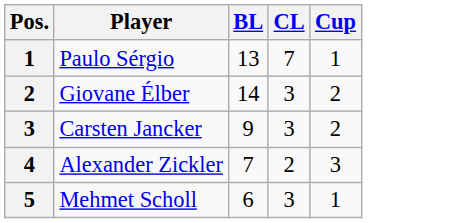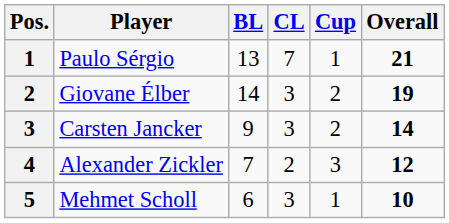+ column: (402, 22)
